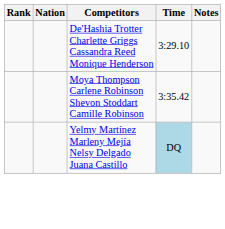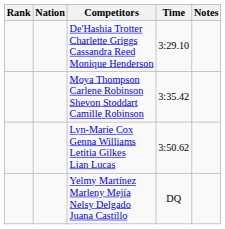+ row: (103, 147)
(174, 147) lightblue background -> (174, 198) no background
